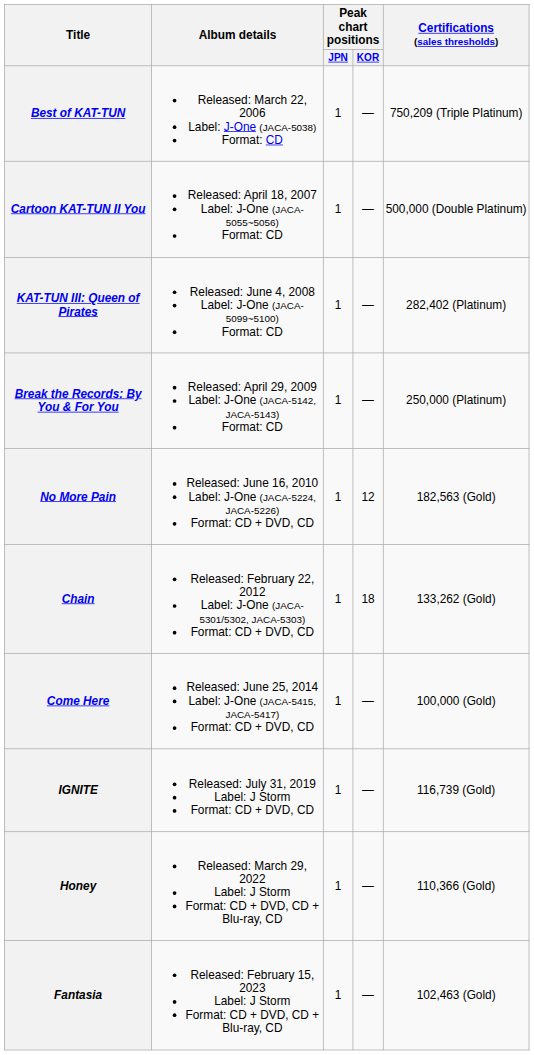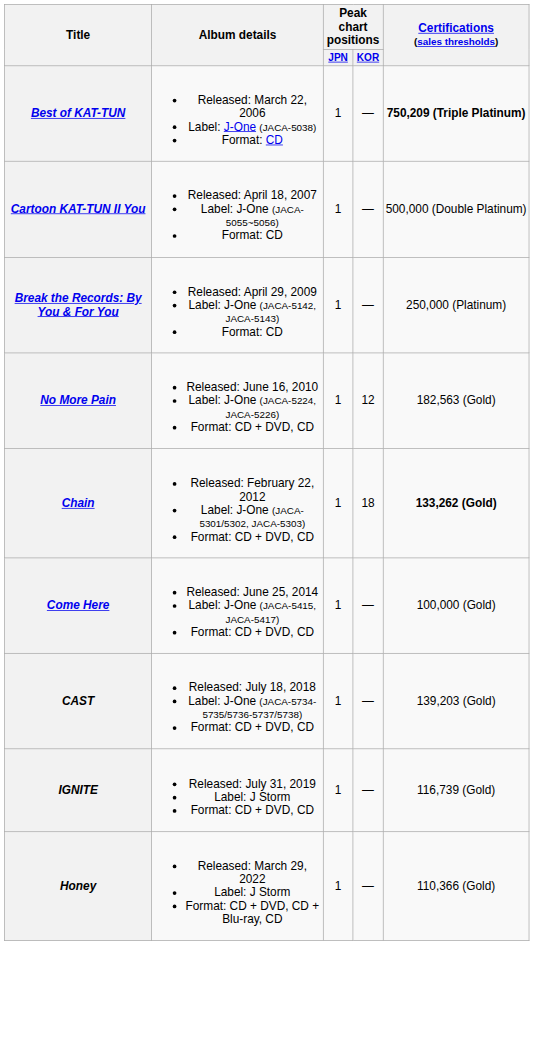(456, 113) normal -> (456, 113) bold
- row: (78, 305)
(456, 598) normal -> (456, 503) bold
+ row: (78, 701)
- row: (78, 995)
